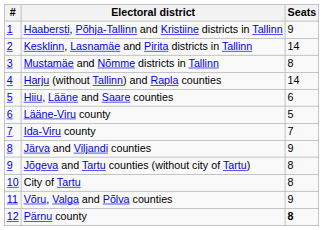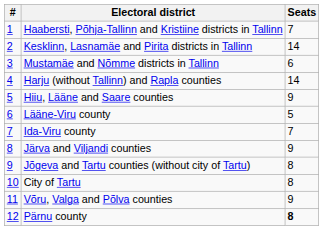(291, 30) 9 -> (291, 30) 7
(291, 64) 8 -> (291, 64) 6
(291, 98) 6 -> (291, 98) 9
